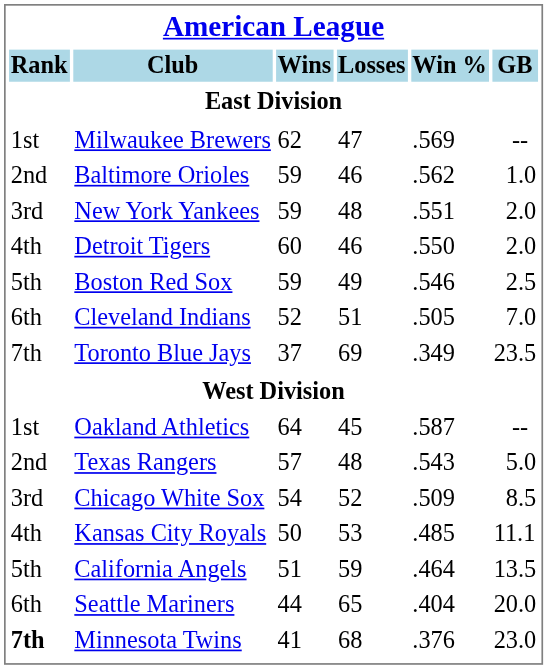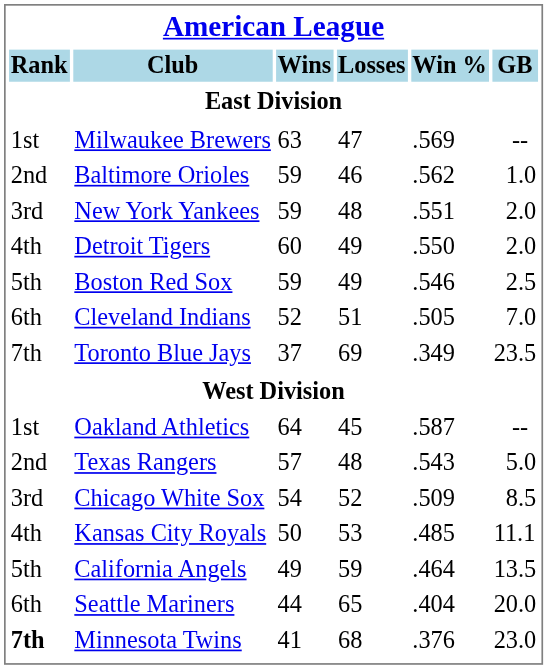(290, 139) 62 -> (290, 139) 63
(350, 246) 46 -> (350, 246) 49
(290, 568) 51 -> (290, 568) 49
